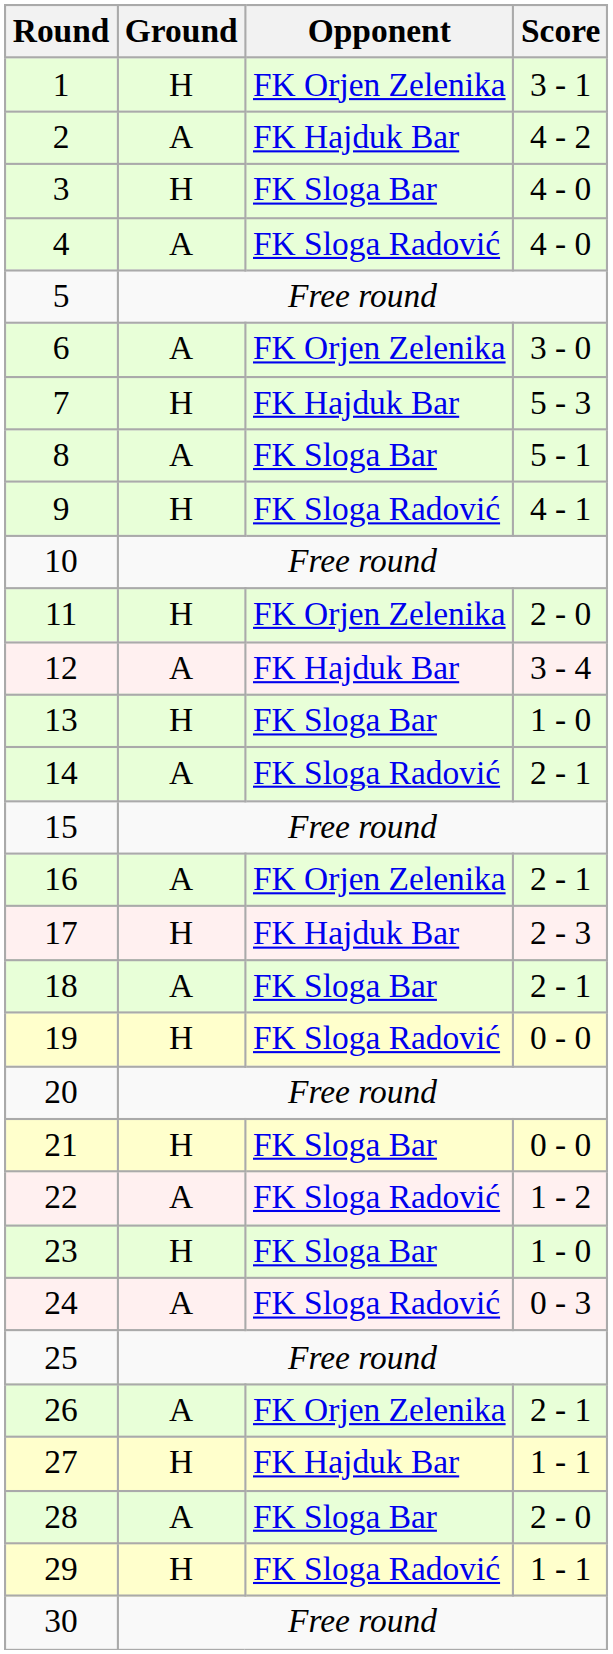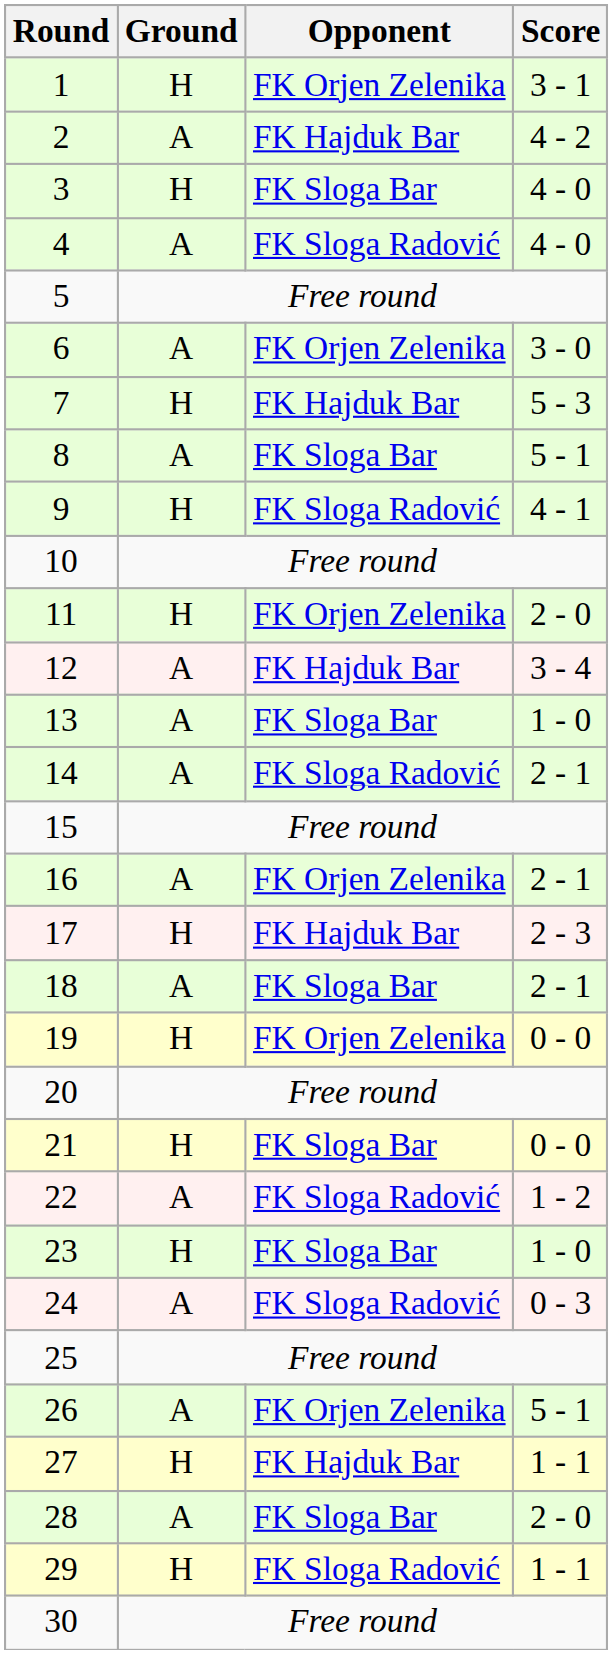(181, 720) H -> (181, 720) A
(377, 1038) FK Sloga Radović -> (379, 1038) FK Orjen Zelenika
(561, 1409) 2 - 1 -> (561, 1409) 5 - 1
